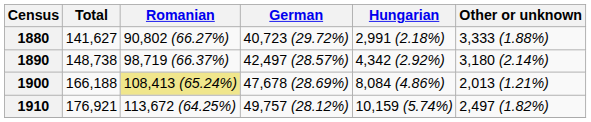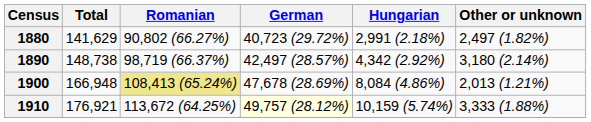(91, 38) 141,627 -> (91, 38) 141,629
(504, 38) 3,333 (1.88%) -> (504, 38) 2,497 (1.82%)
(91, 83) 166,188 -> (91, 83) 166,948
(296, 106) no background -> (296, 106) lightyellow background
(504, 106) 2,497 (1.82%) -> (504, 106) 3,333 (1.88%)
